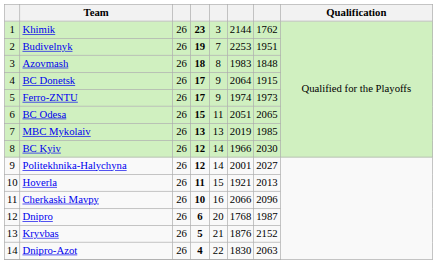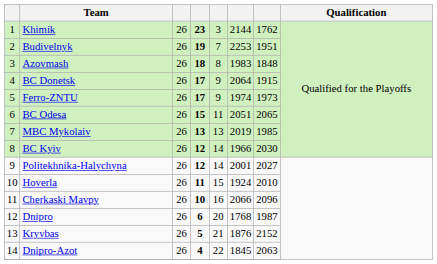(241, 183) 1921 -> (241, 183) 1924
(267, 183) 2013 -> (267, 183) 2010
(241, 251) 1830 -> (241, 251) 1845
